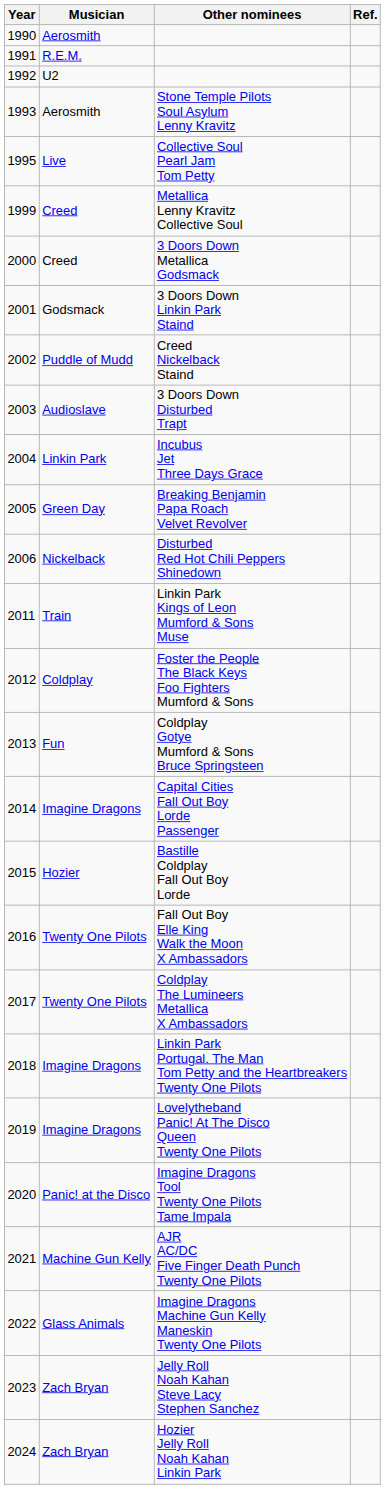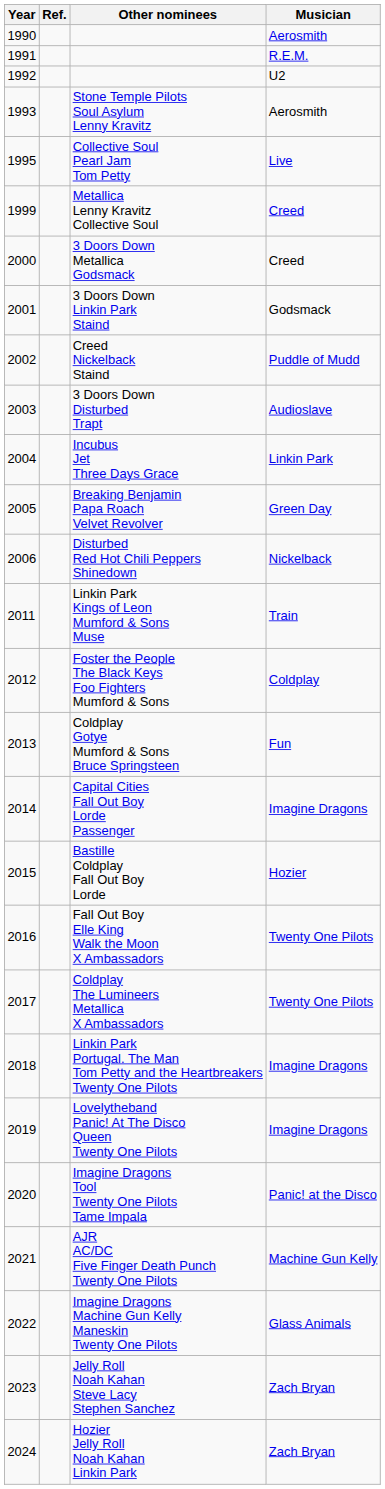columns swapped: (97, 14) <-> (365, 14)
